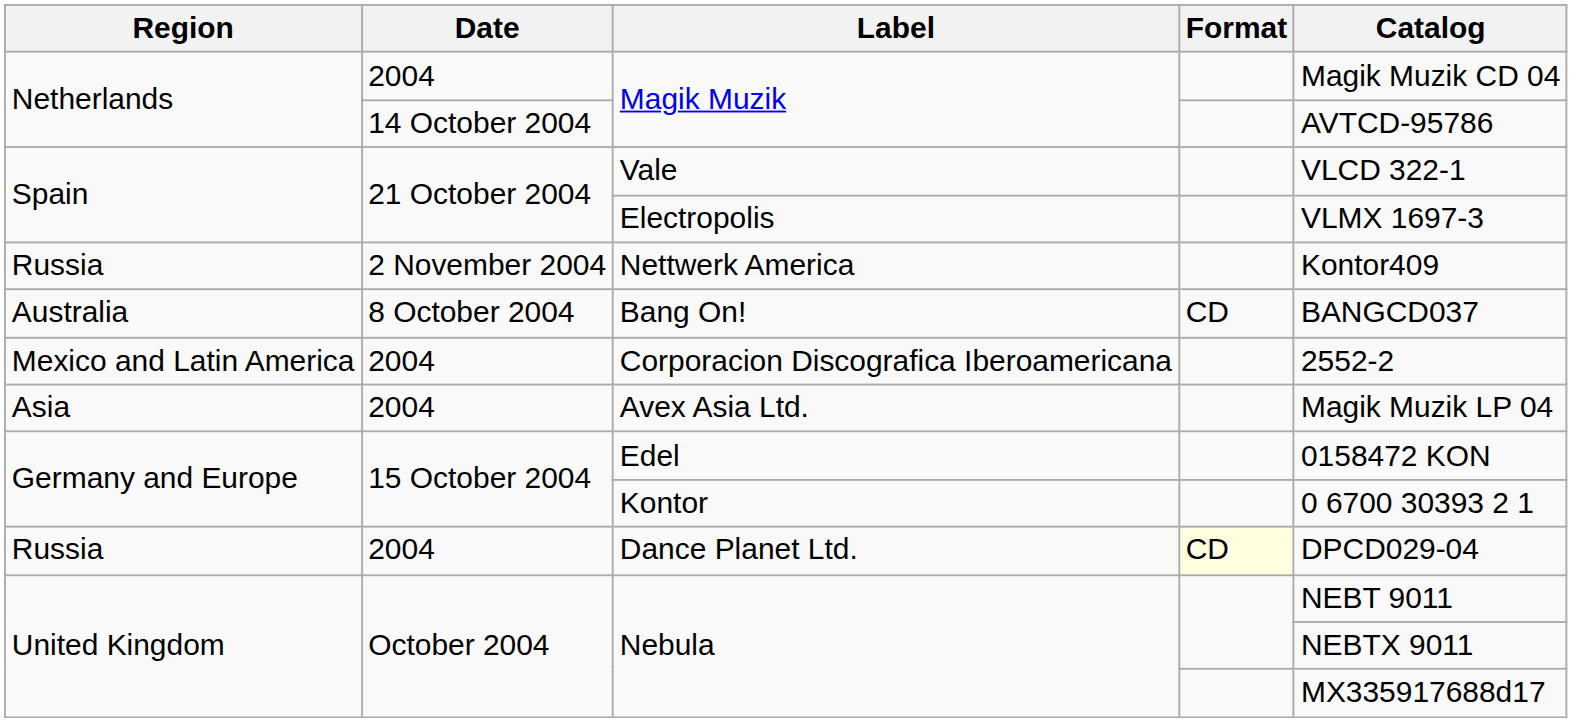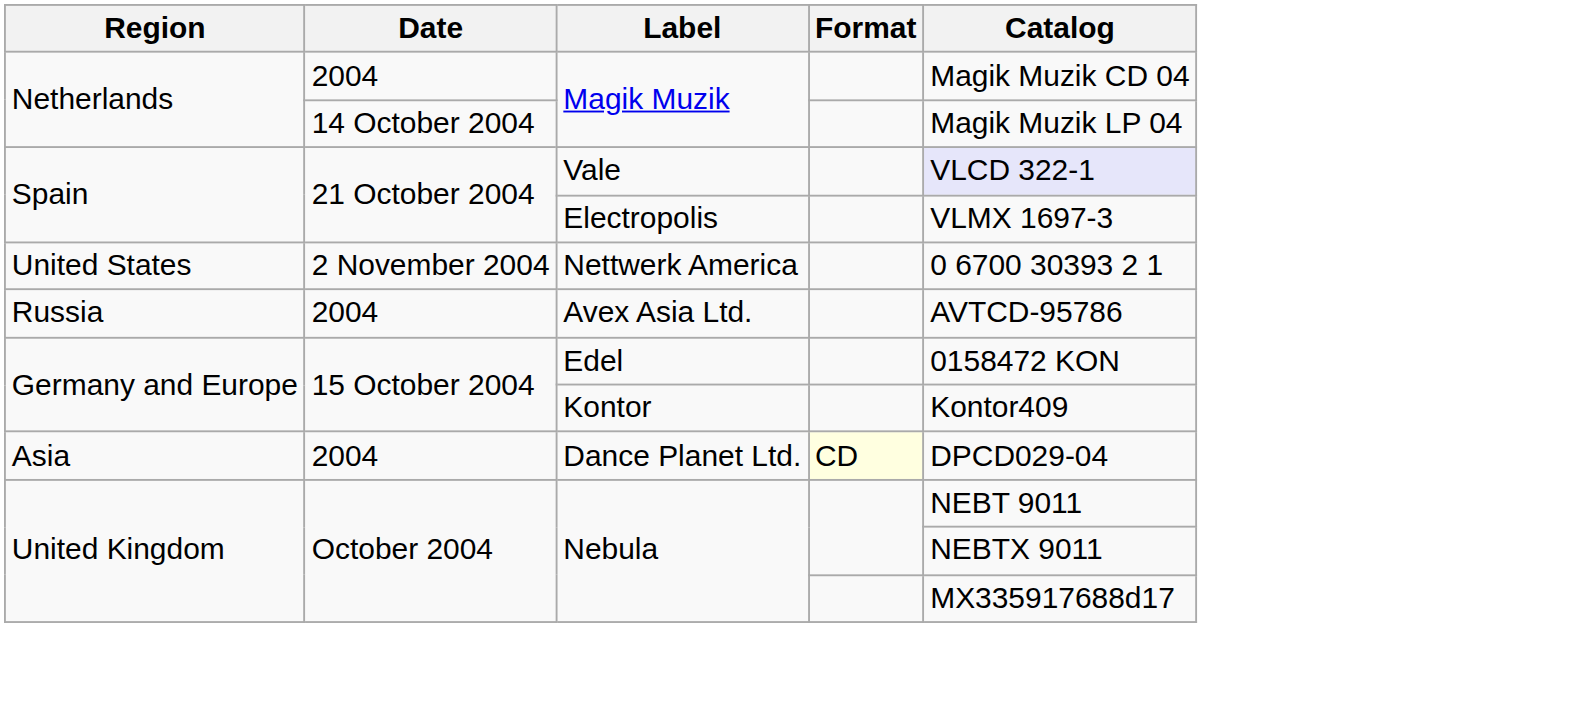(1397, 123) AVTCD-95786 -> (1056, 123) Magik Muzik LP 04
(1383, 170) no background -> (1013, 170) lavender background
(58, 265) Russia -> (102, 265) United States
(1370, 265) Kontor409 -> (1047, 265) 0 6700 30393 2 1
- row: (471, 312)
- row: (401, 360)
(41, 407) Asia -> (58, 312) Russia
(1427, 407) Magik Muzik LP 04 -> (1026, 312) AVTCD-95786
(1417, 502) 0 6700 30393 2 1 -> (999, 407) Kontor409
(58, 550) Russia -> (41, 455) Asia
